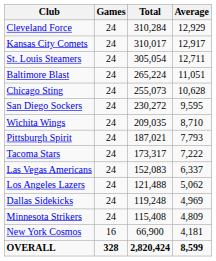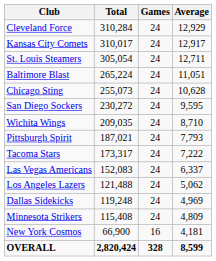columns swapped: (111, 12) <-> (150, 12)
